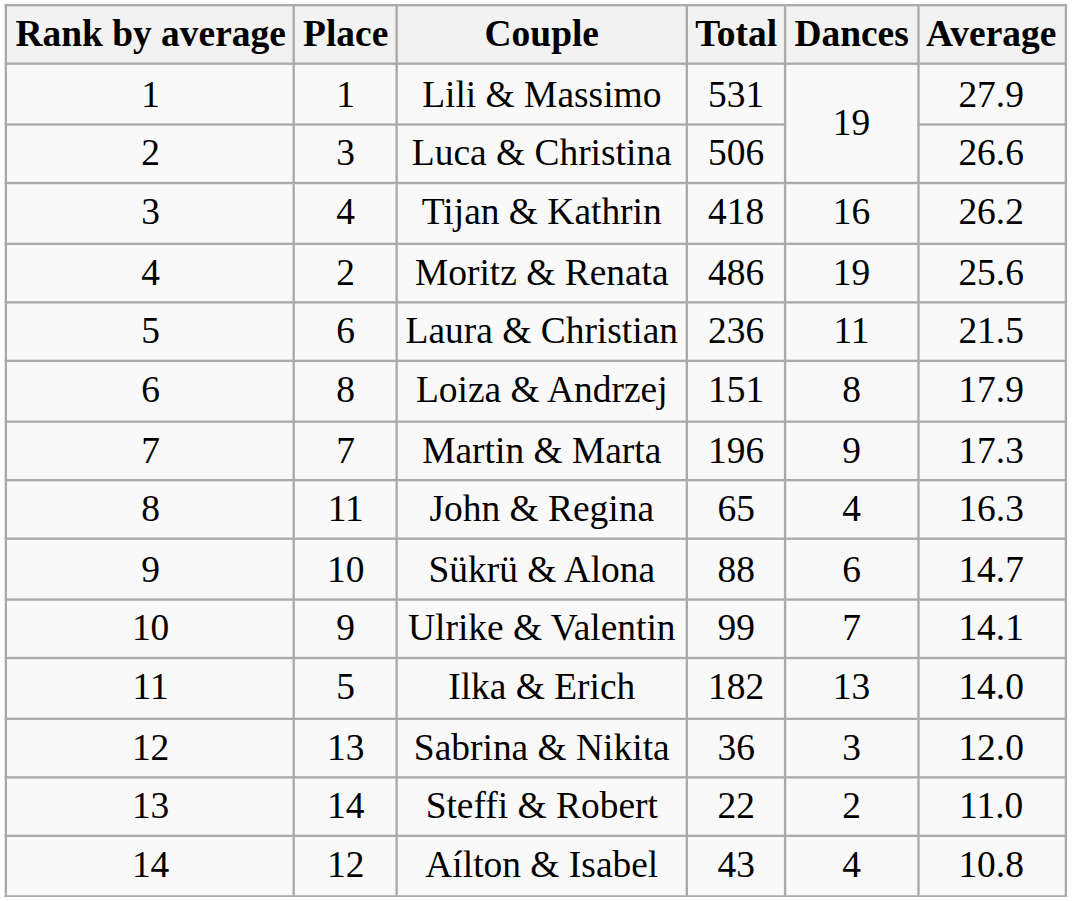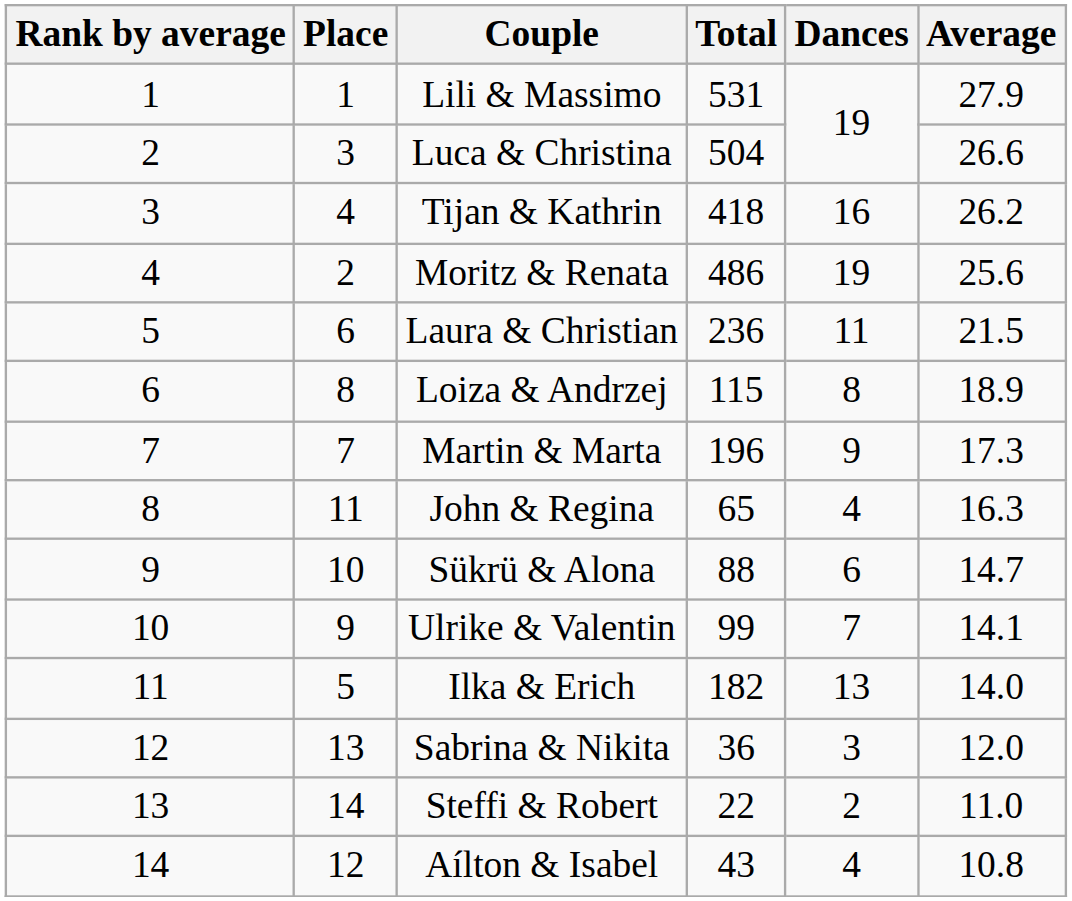(736, 152) 506 -> (736, 152) 504
(736, 390) 151 -> (736, 390) 115
(991, 390) 17.9 -> (991, 390) 18.9
